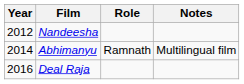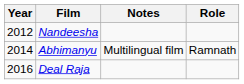columns swapped: (127, 13) <-> (196, 13)
